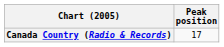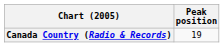(196, 35) 17 -> (196, 35) 19
